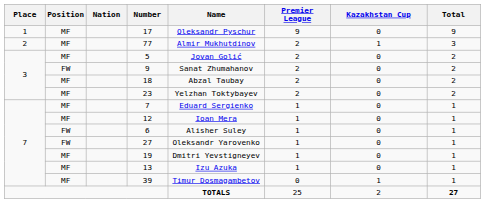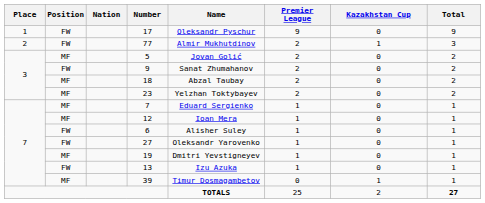(66, 32) MF -> (66, 32) FW
(66, 44) MF -> (66, 44) FW
(66, 168) MF -> (66, 168) FW
